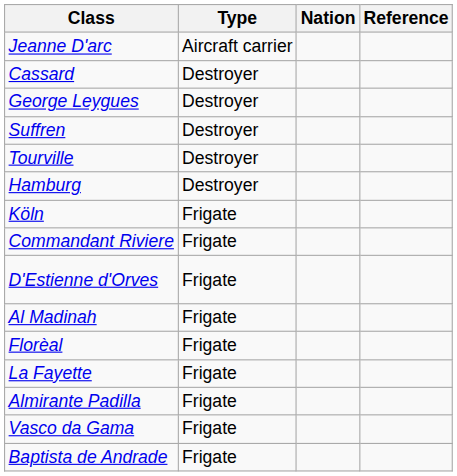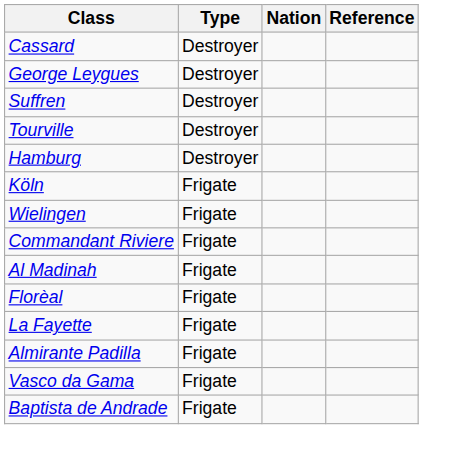- row: (60, 46)
+ row: (47, 213)
- row: (83, 279)
